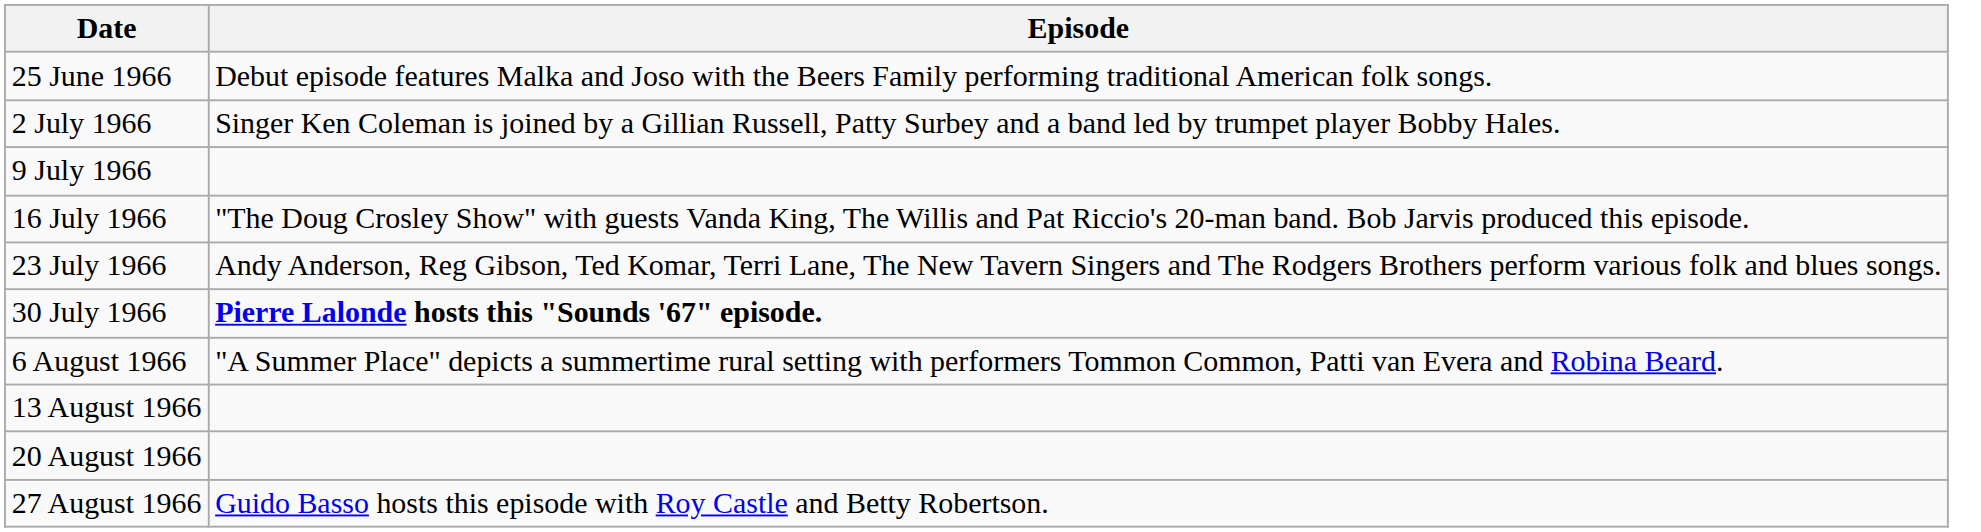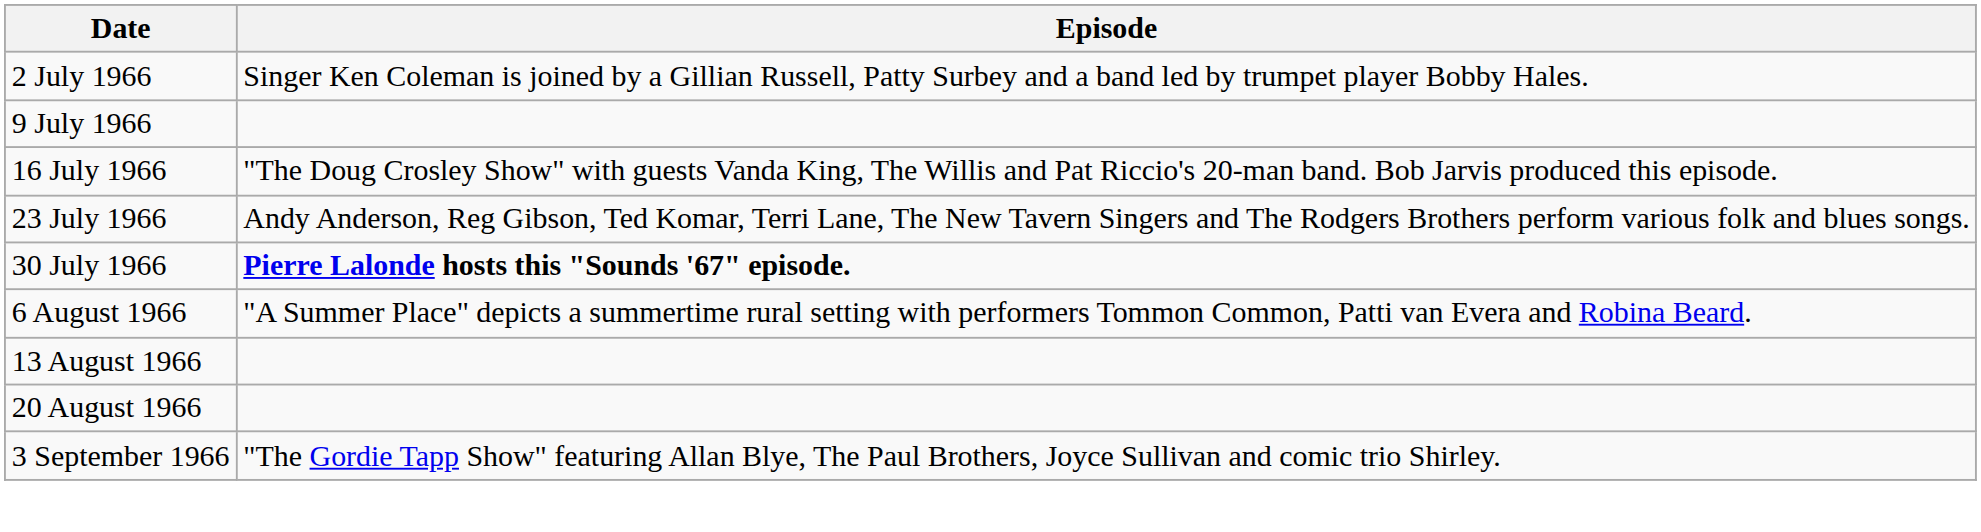- row: (92, 75)
- row: (107, 502)
+ row: (121, 455)
